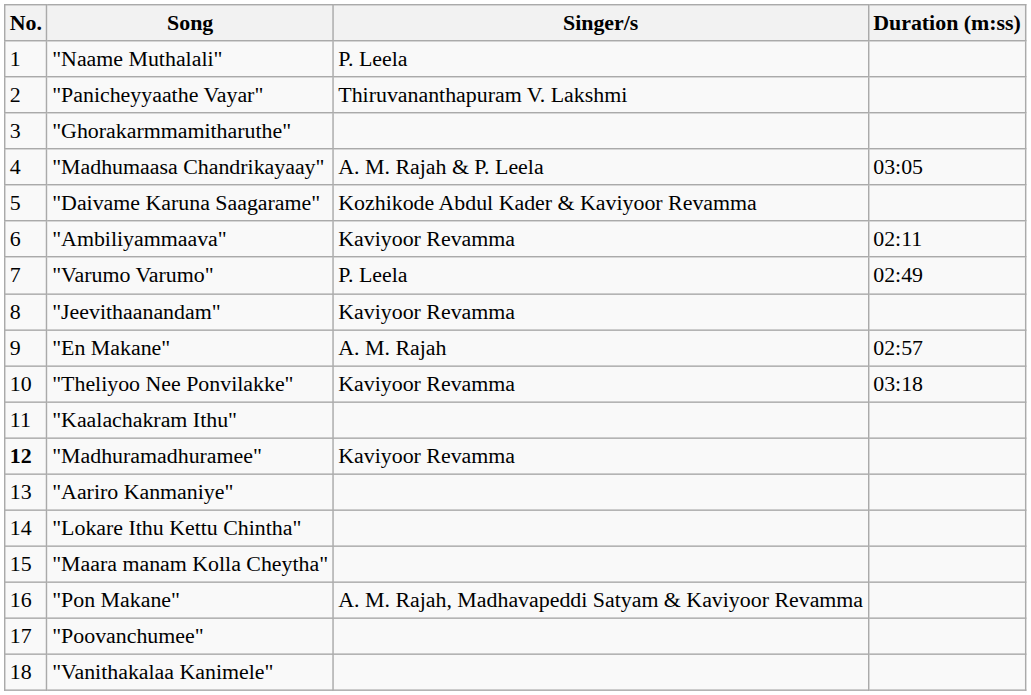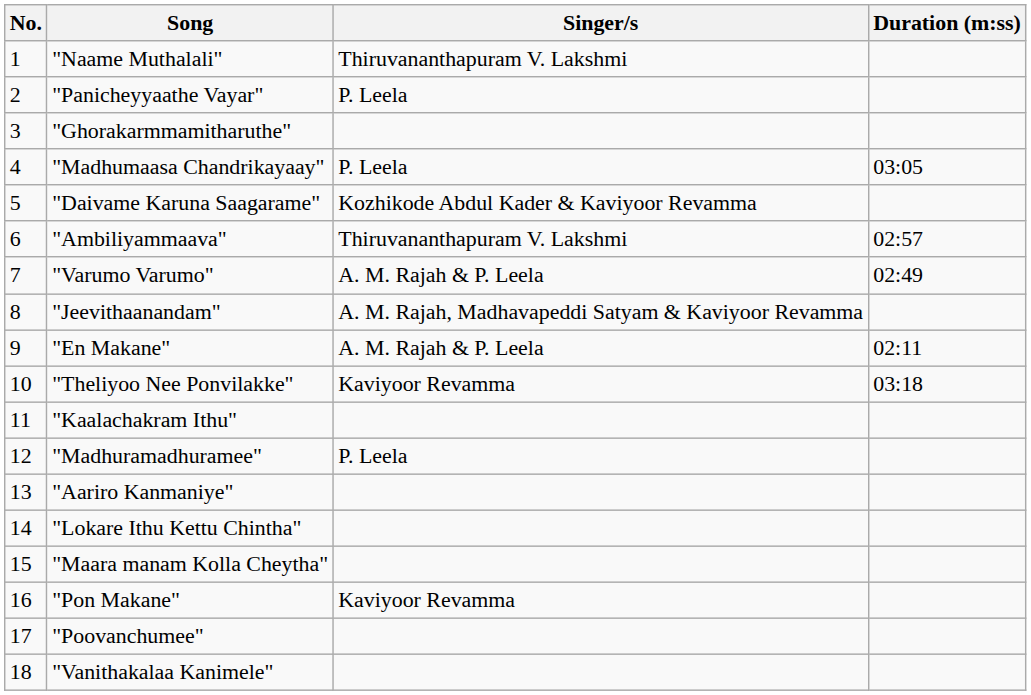(373, 58) P. Leela -> (483, 58) Thiruvananthapuram V. Lakshmi
(483, 94) Thiruvananthapuram V. Lakshmi -> (373, 94) P. Leela
(441, 167) A. M. Rajah & P. Leela -> (373, 167) P. Leela
(427, 239) Kaviyoor Revamma -> (483, 239) Thiruvananthapuram V. Lakshmi
(898, 239) 02:11 -> (898, 239) 02:57
(373, 275) P. Leela -> (441, 275) A. M. Rajah & P. Leela
(427, 311) Kaviyoor Revamma -> (601, 311) A. M. Rajah, Madhavapeddi Satyam & Kaviyoor Revamma
(392, 347) A. M. Rajah -> (441, 347) A. M. Rajah & P. Leela
(898, 347) 02:57 -> (898, 347) 02:11
(21, 455) bold -> (21, 455) normal
(427, 455) Kaviyoor Revamma -> (373, 455) P. Leela
(601, 600) A. M. Rajah, Madhavapeddi Satyam & Kaviyoor Revamma -> (427, 600) Kaviyoor Revamma
